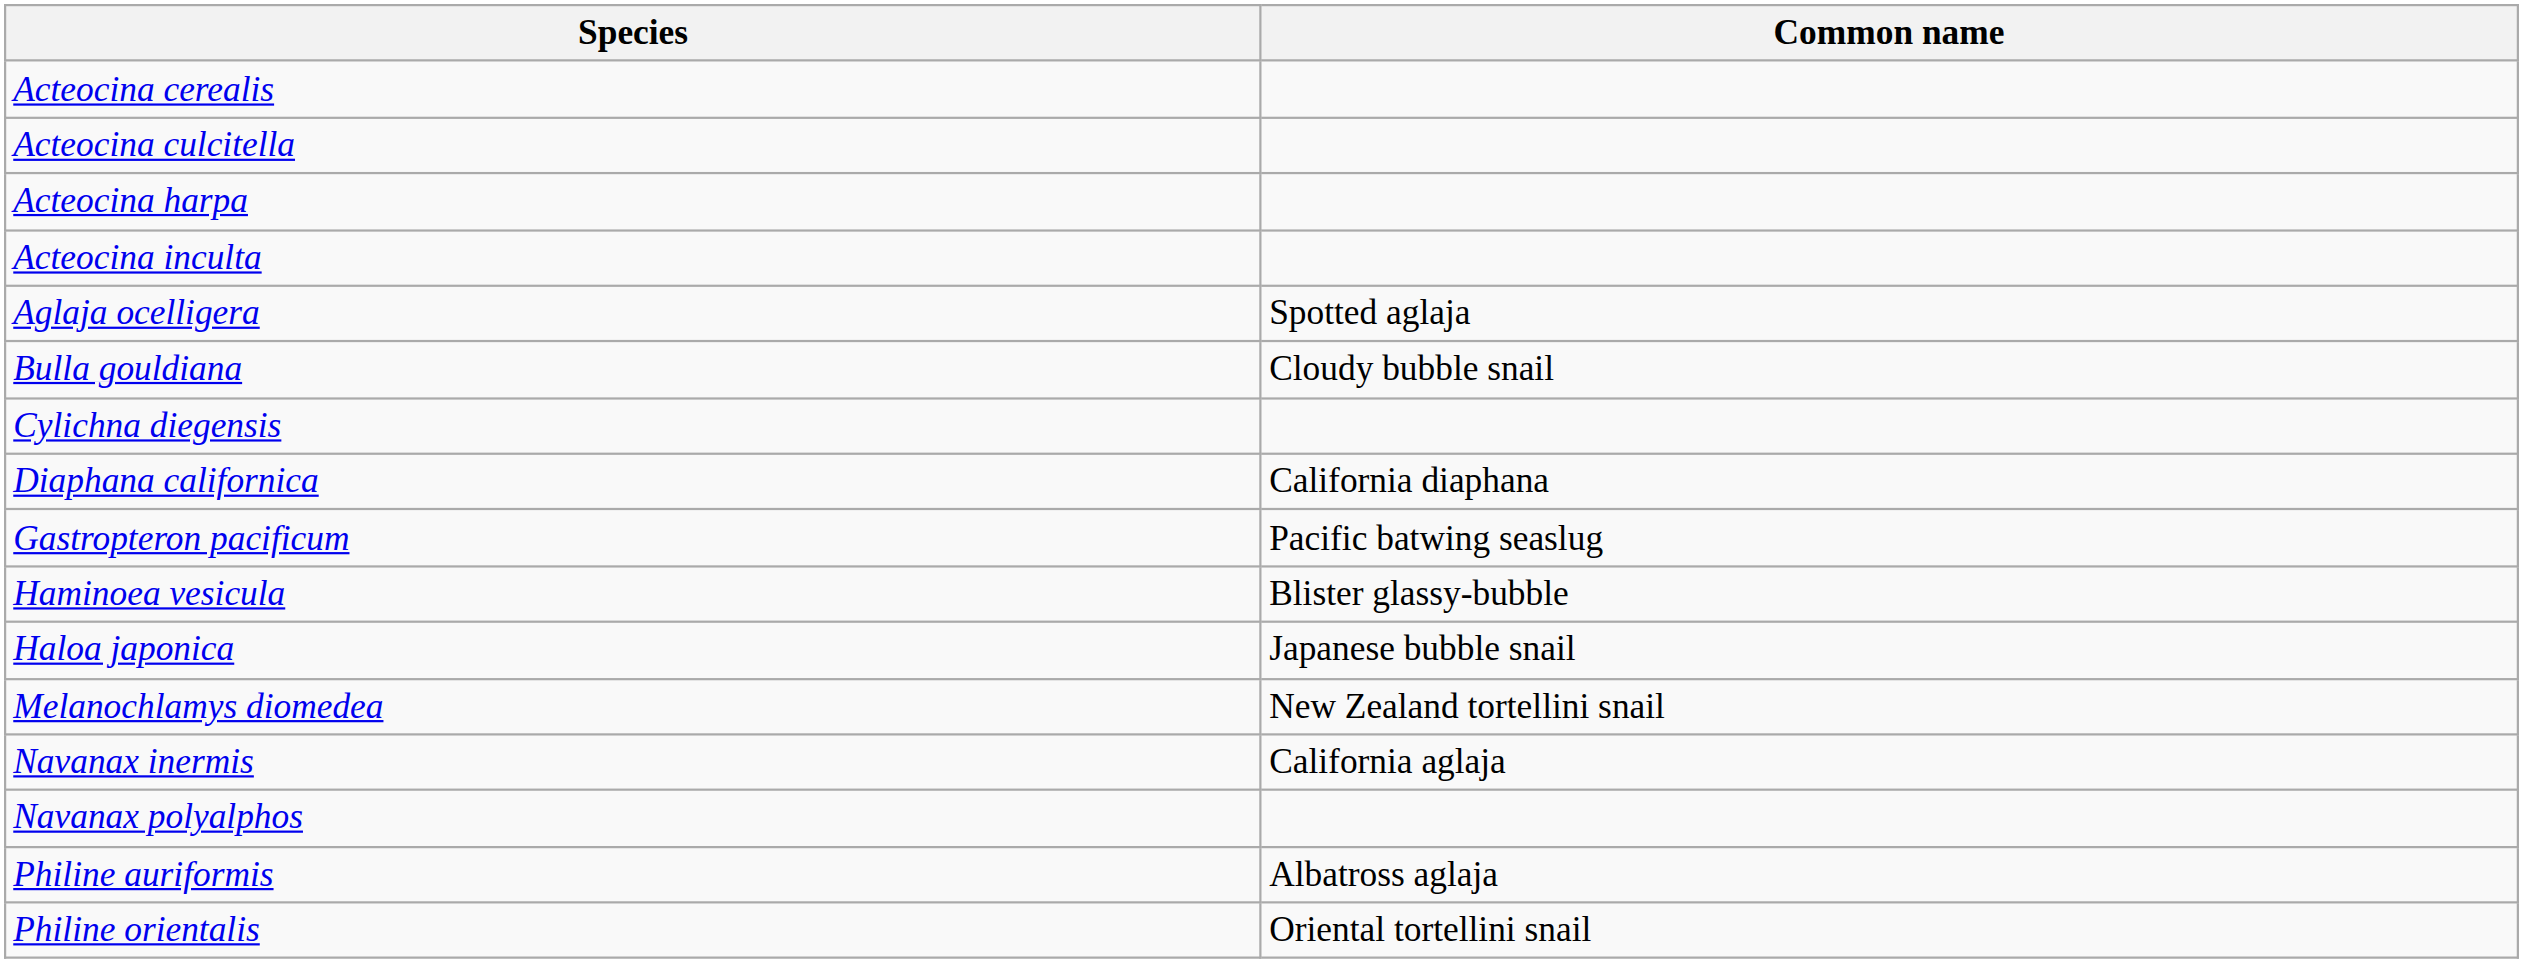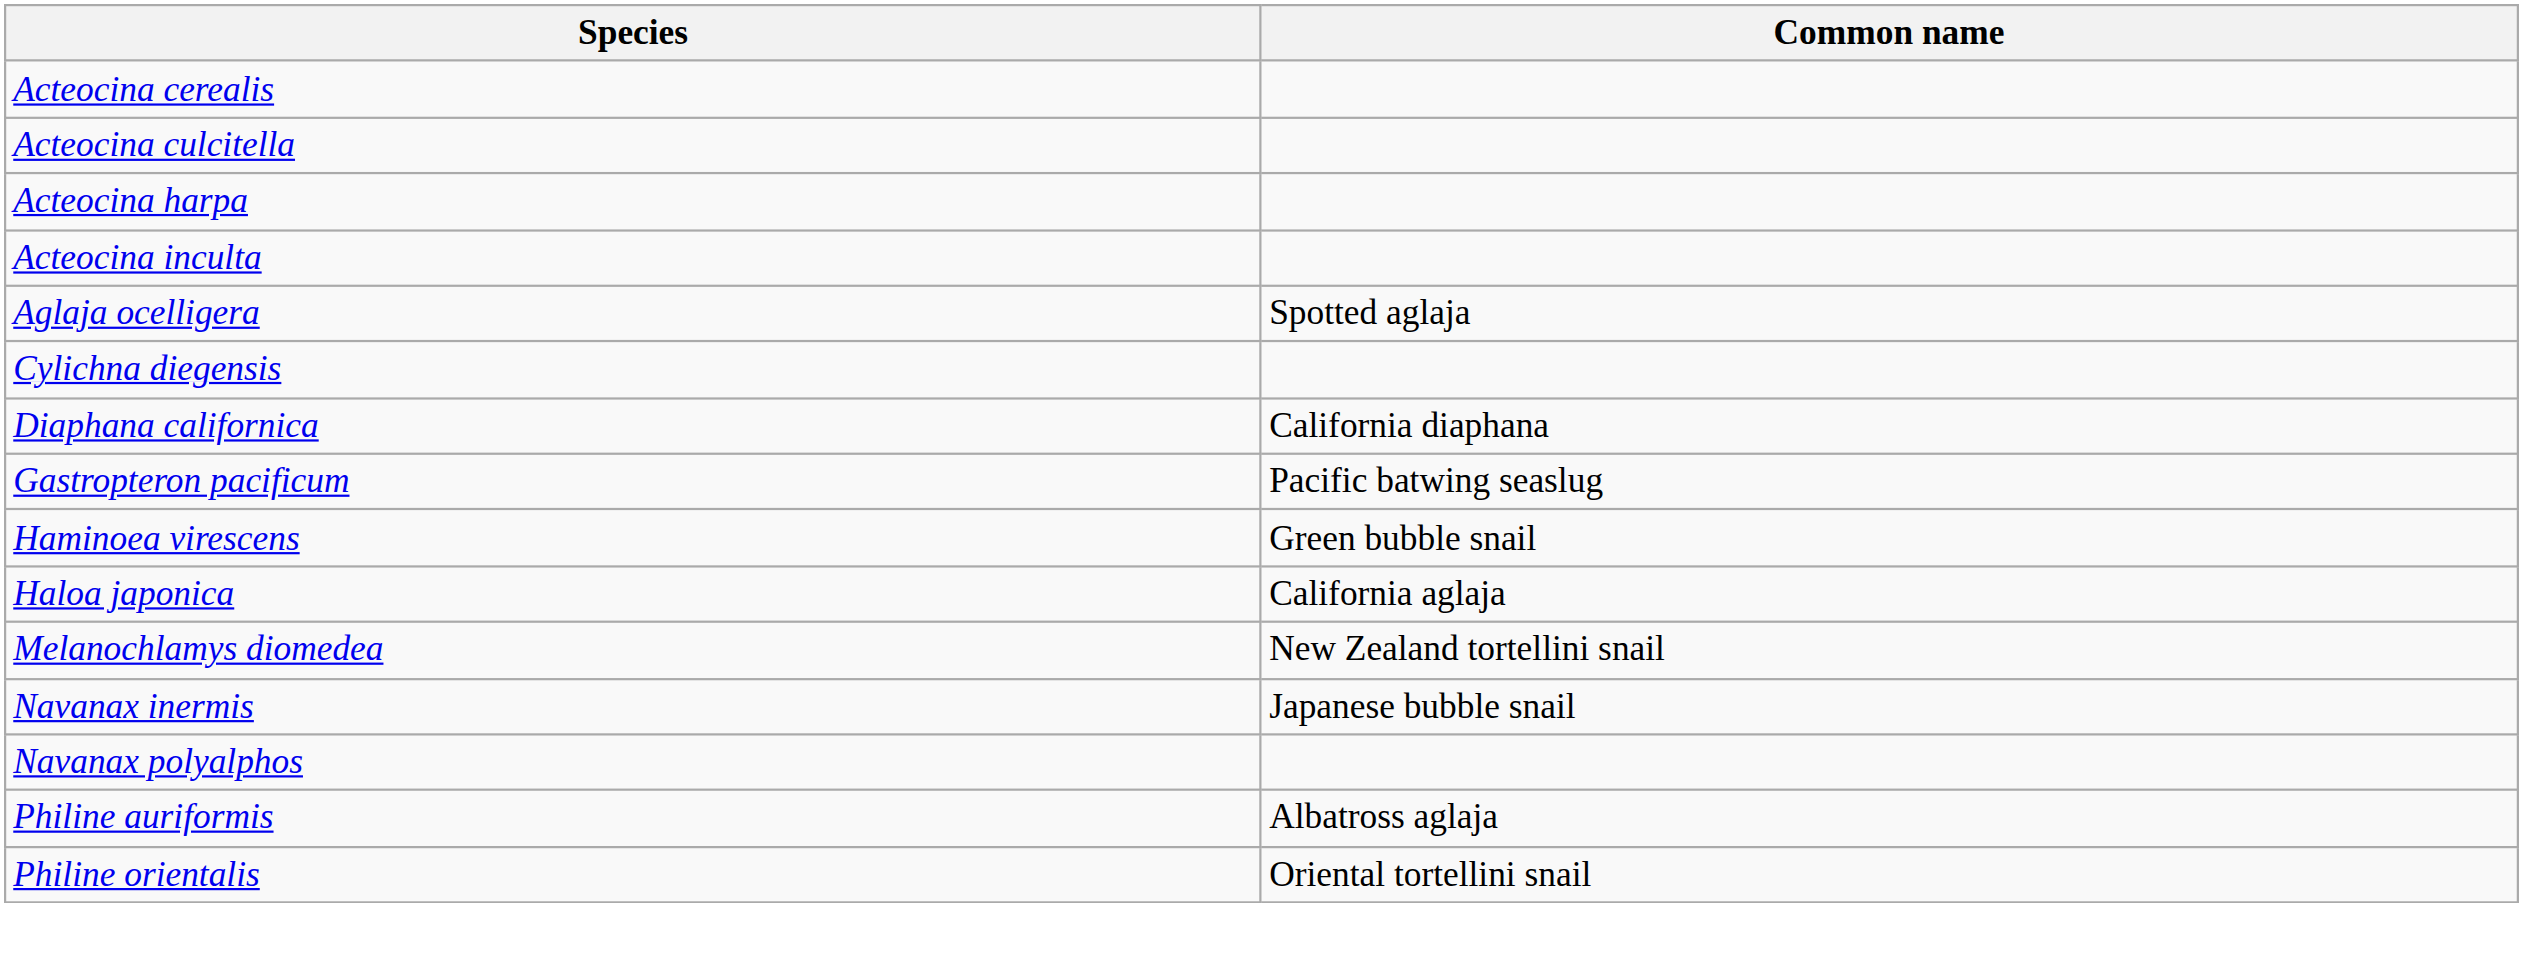- row: (128, 369)
- row: (149, 593)
+ row: (156, 537)
(1422, 649) Japanese bubble snail -> (1387, 593) California aglaja
(1387, 761) California aglaja -> (1422, 705) Japanese bubble snail
